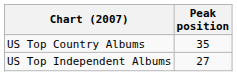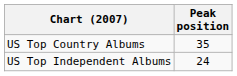(203, 62) 27 -> (203, 62) 24
